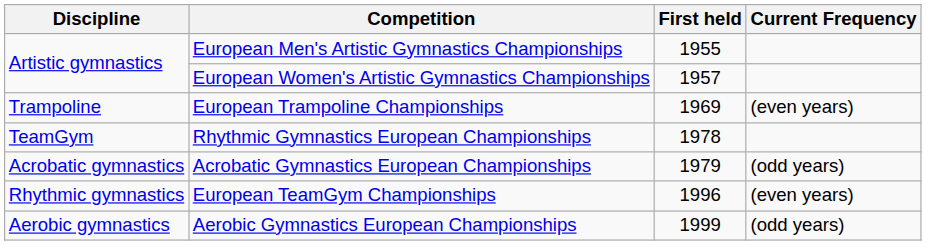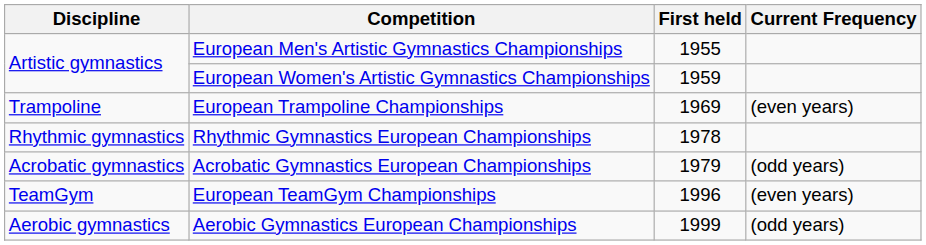(700, 78) 1957 -> (700, 78) 1959
(51, 136) TeamGym -> (97, 136) Rhythmic gymnastics
(97, 195) Rhythmic gymnastics -> (51, 195) TeamGym
